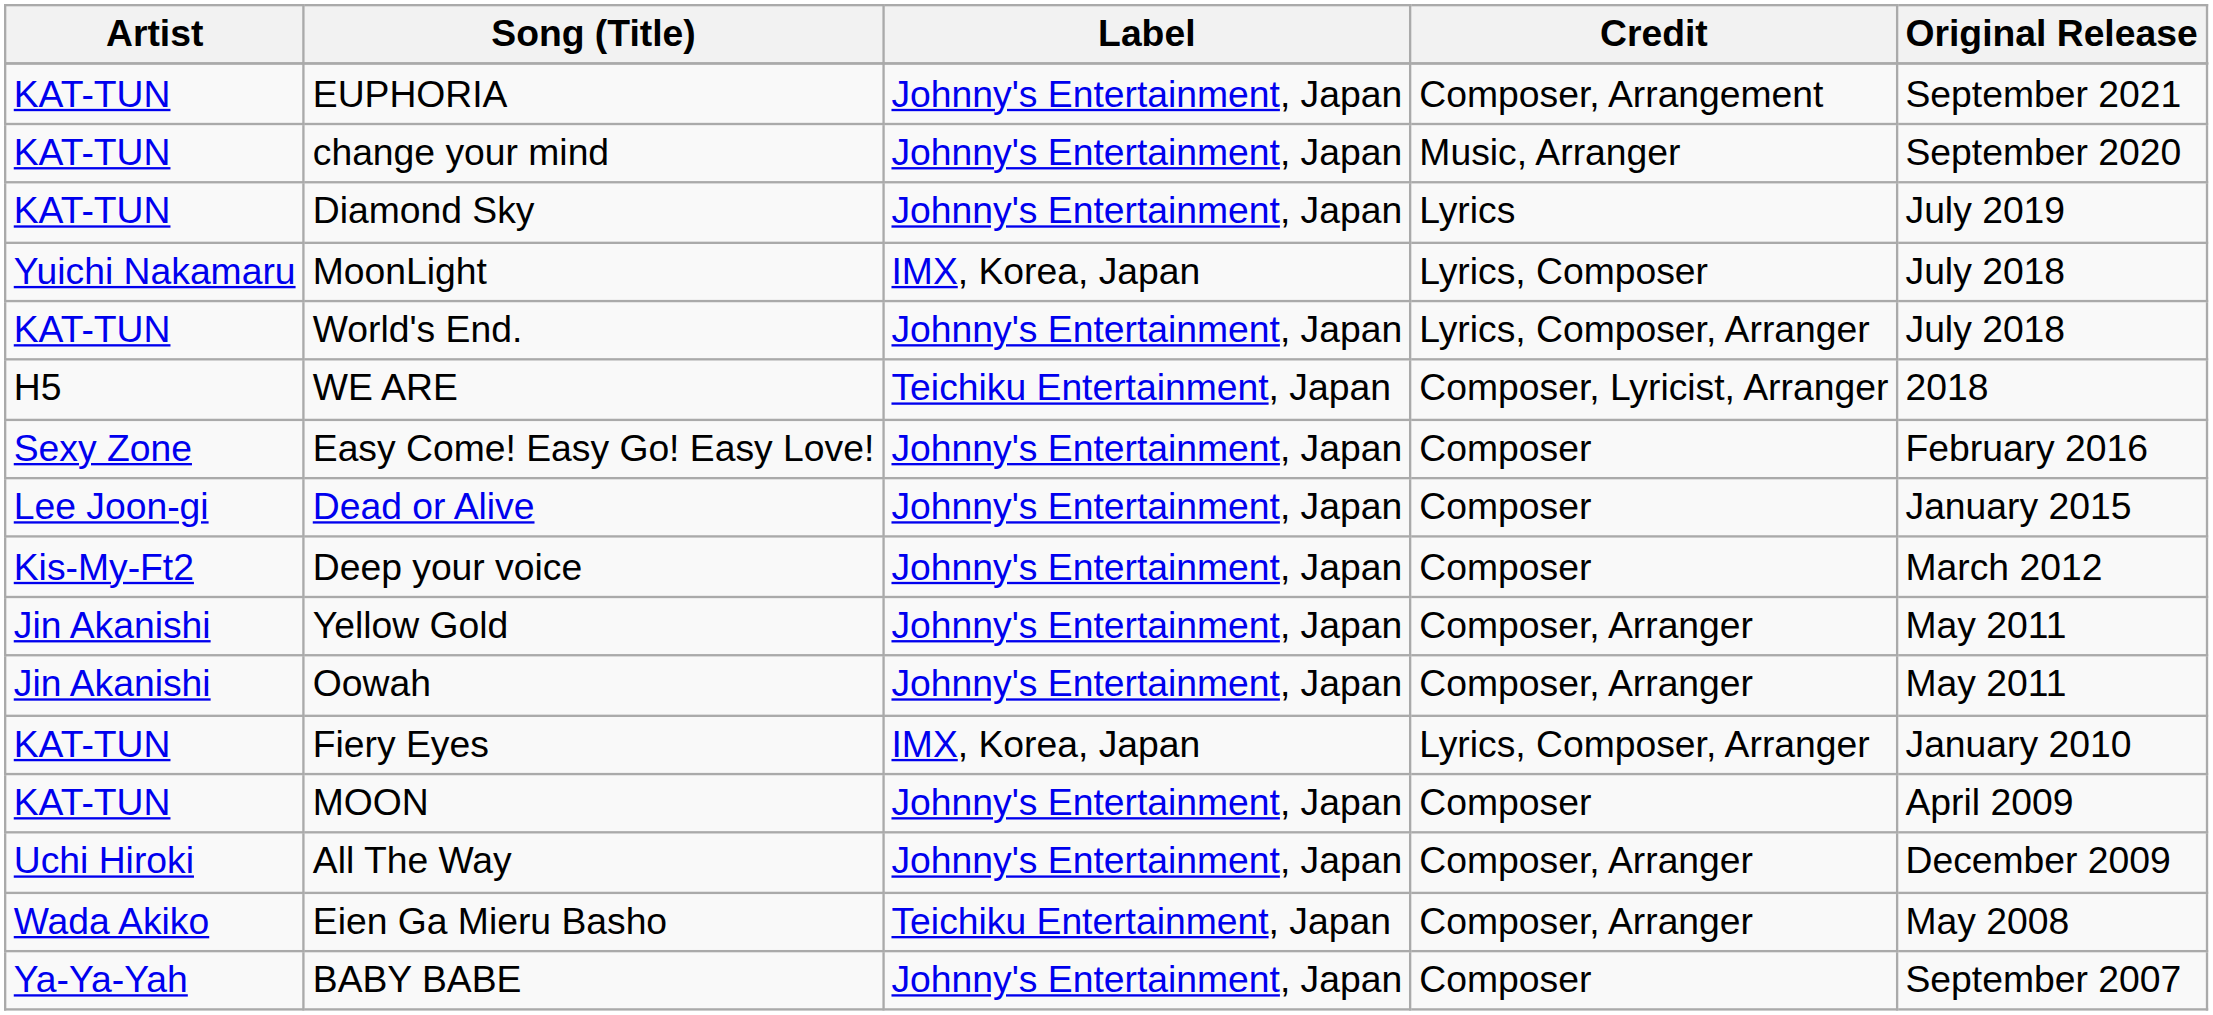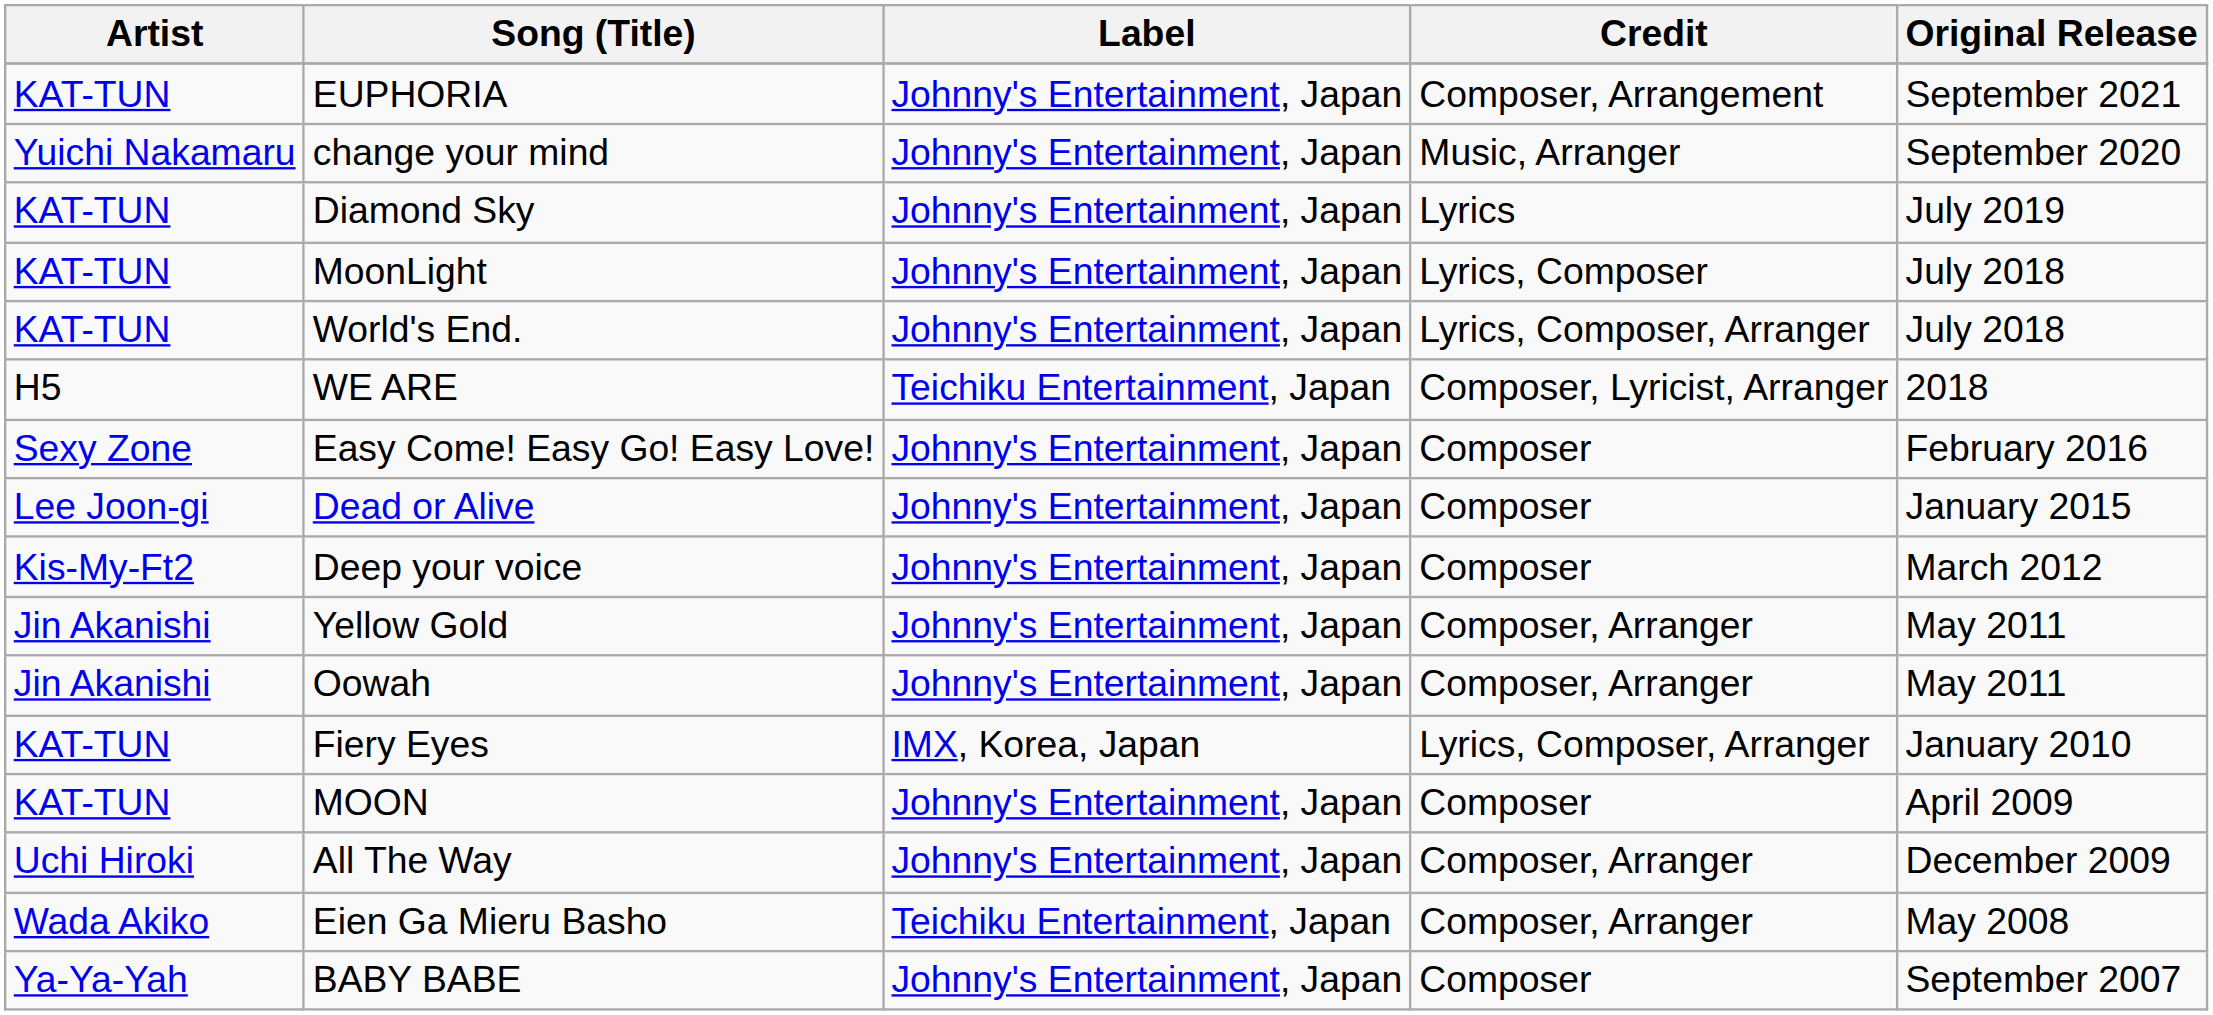(92, 152) KAT-TUN -> (155, 152) Yuichi Nakamaru
(155, 270) Yuichi Nakamaru -> (92, 270) KAT-TUN
(1046, 270) IMX, Korea, Japan -> (1147, 270) Johnny's Entertainment, Japan
